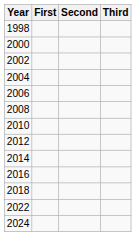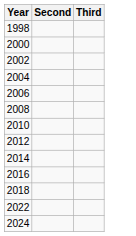- column: (45, 12)
